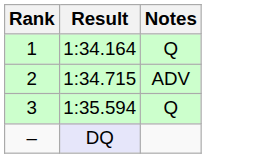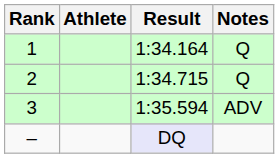+ column: (95, 19)
(171, 78) ADV -> (243, 78) Q
(171, 108) Q -> (243, 108) ADV
